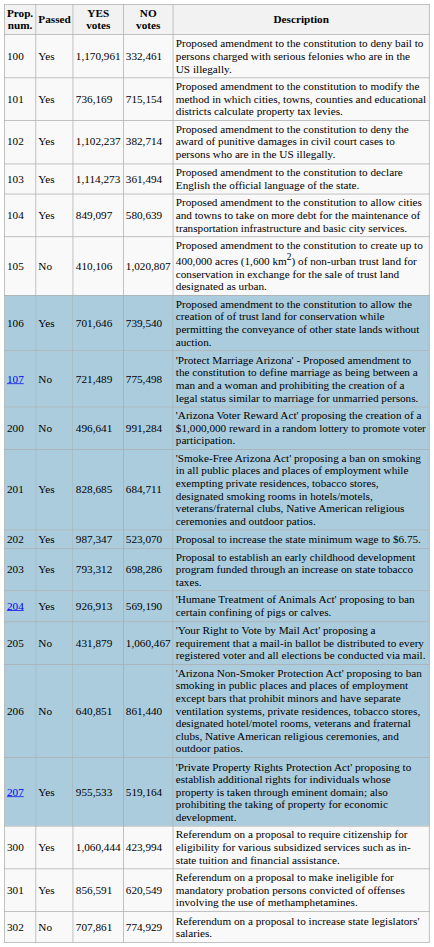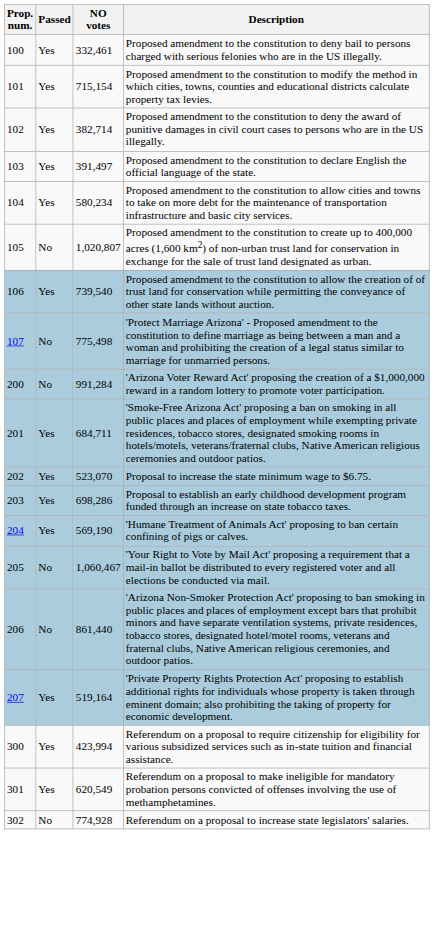- column: (98, 19)
(144, 178) 361,494 -> (94, 166) 391,497
(144, 215) 580,639 -> (94, 202) 580,234
(144, 927) 774,929 -> (94, 820) 774,928
